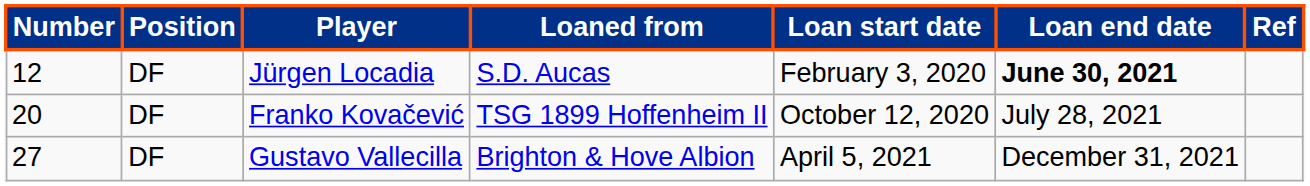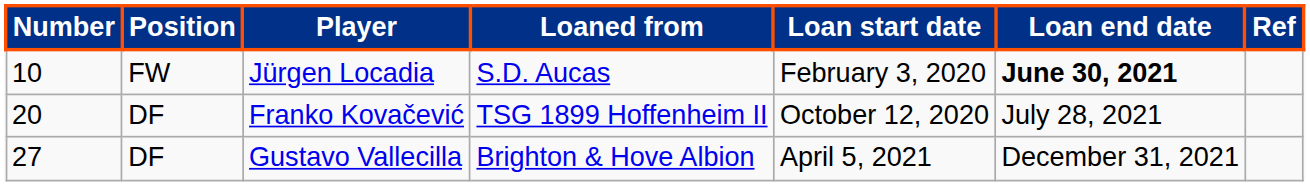(27, 72) 12 -> (27, 72) 10
(146, 72) DF -> (149, 72) FW
